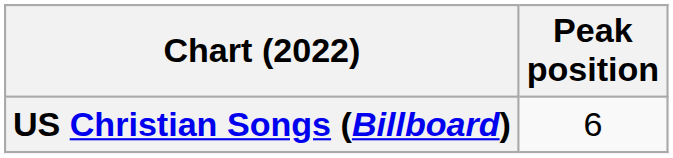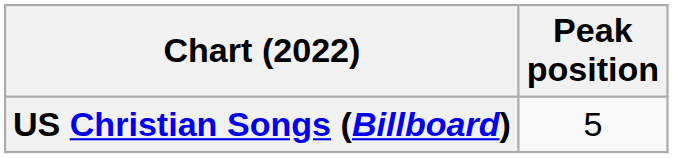(593, 123) 6 -> (593, 123) 5
